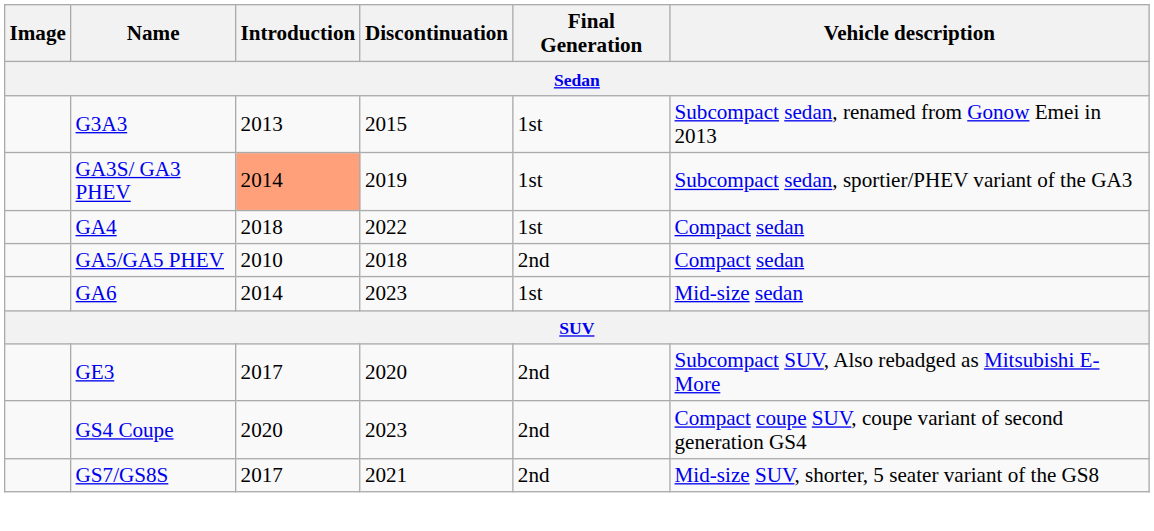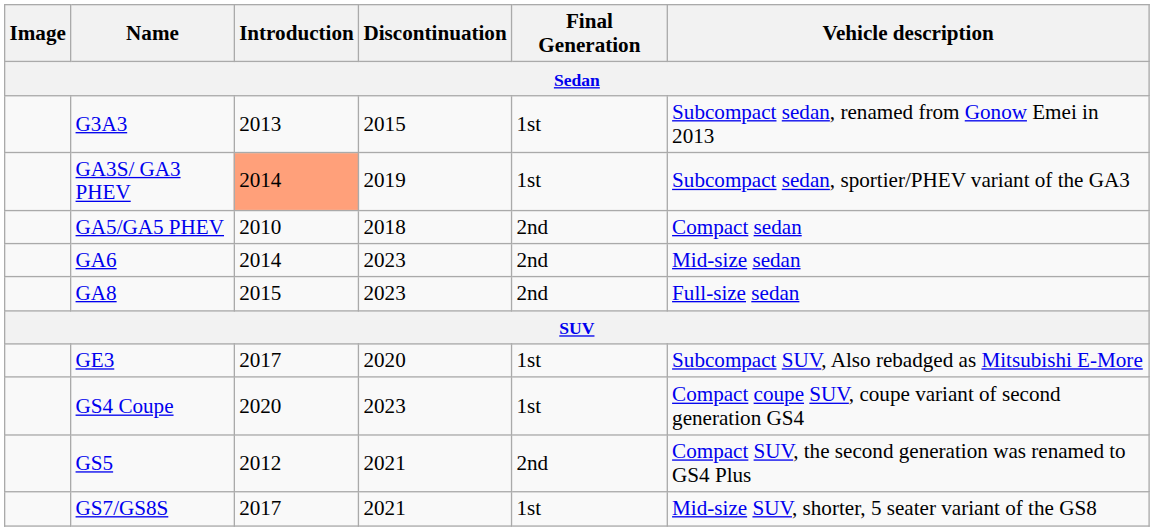- row: (96, 226)
(530, 293) 1st -> (532, 260) 2nd
+ row: (96, 293)
(534, 372) 2nd -> (529, 360) 1st
(534, 429) 2nd -> (529, 405) 1st
+ row: (94, 463)
(534, 474) 2nd -> (529, 508) 1st
